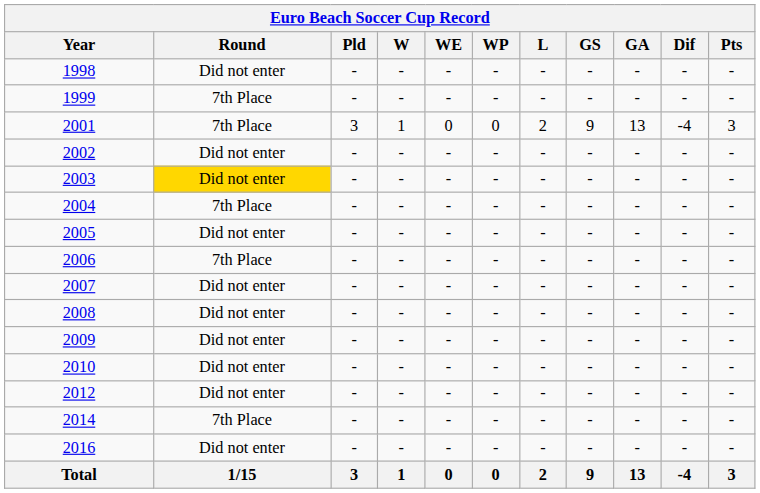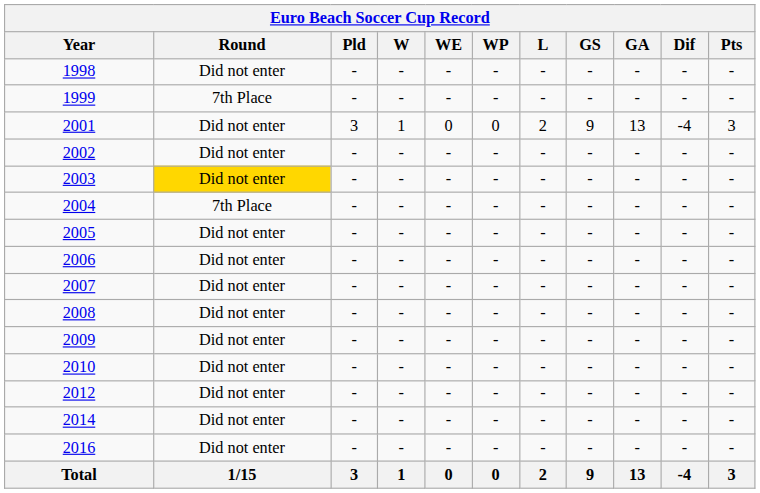(242, 125) 7th Place -> (242, 125) Did not enter
(242, 259) 7th Place -> (242, 259) Did not enter
(242, 420) 7th Place -> (242, 420) Did not enter
